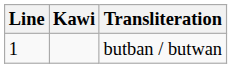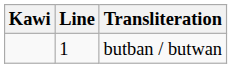columns swapped: (27, 19) <-> (74, 19)
